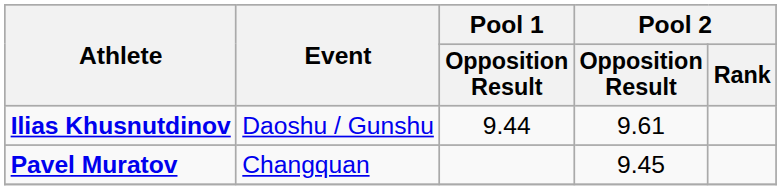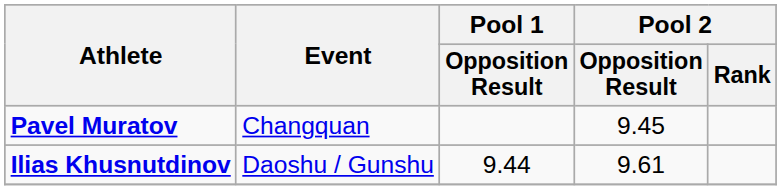rows swapped: (94, 165) <-> (121, 126)
